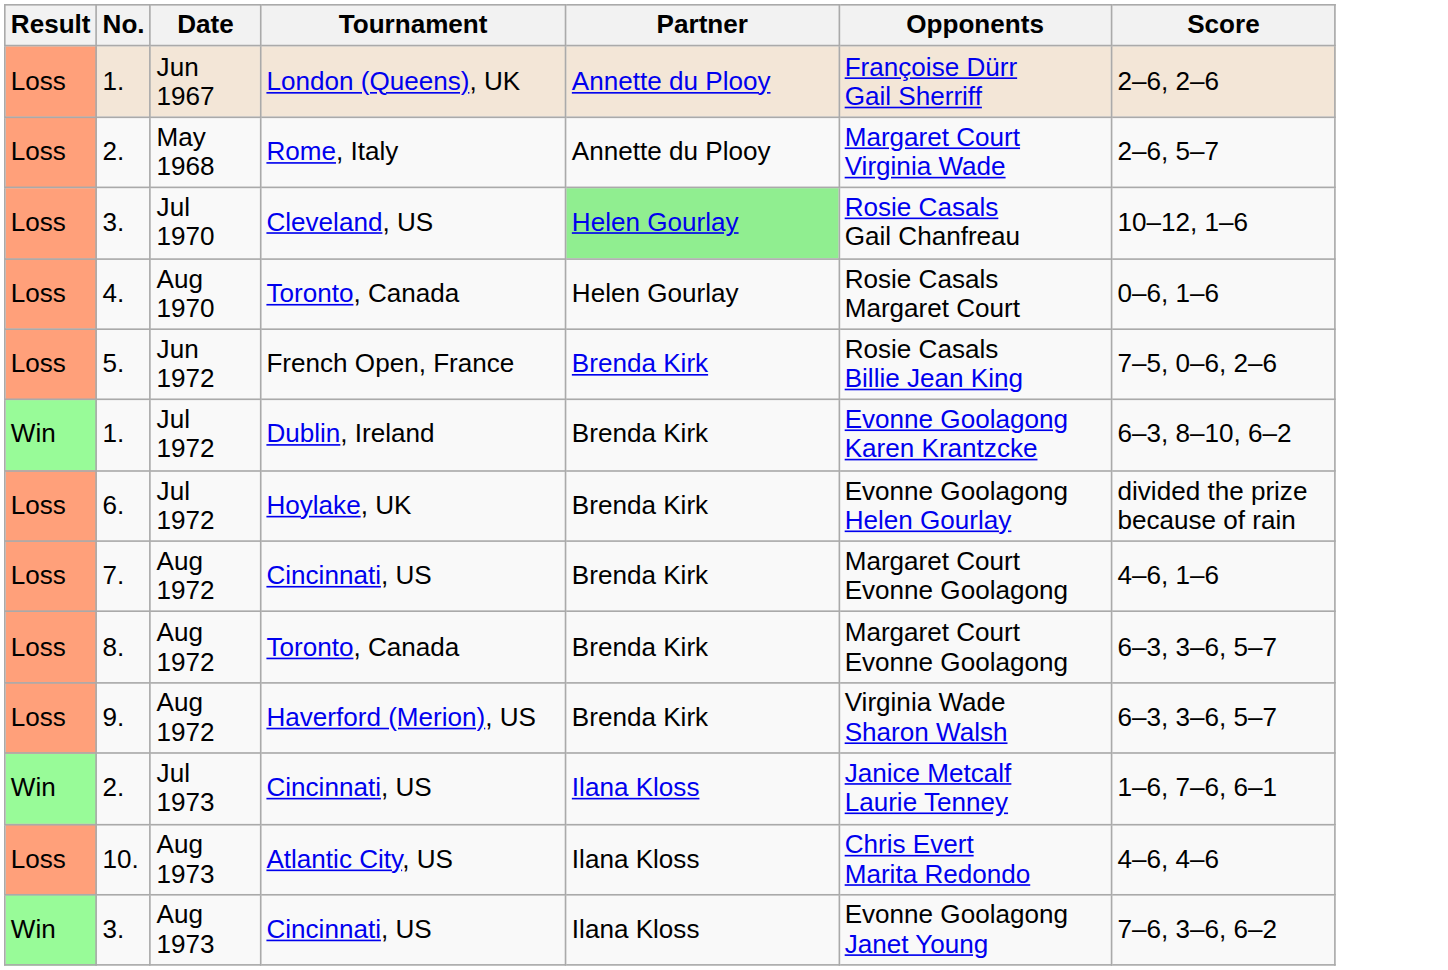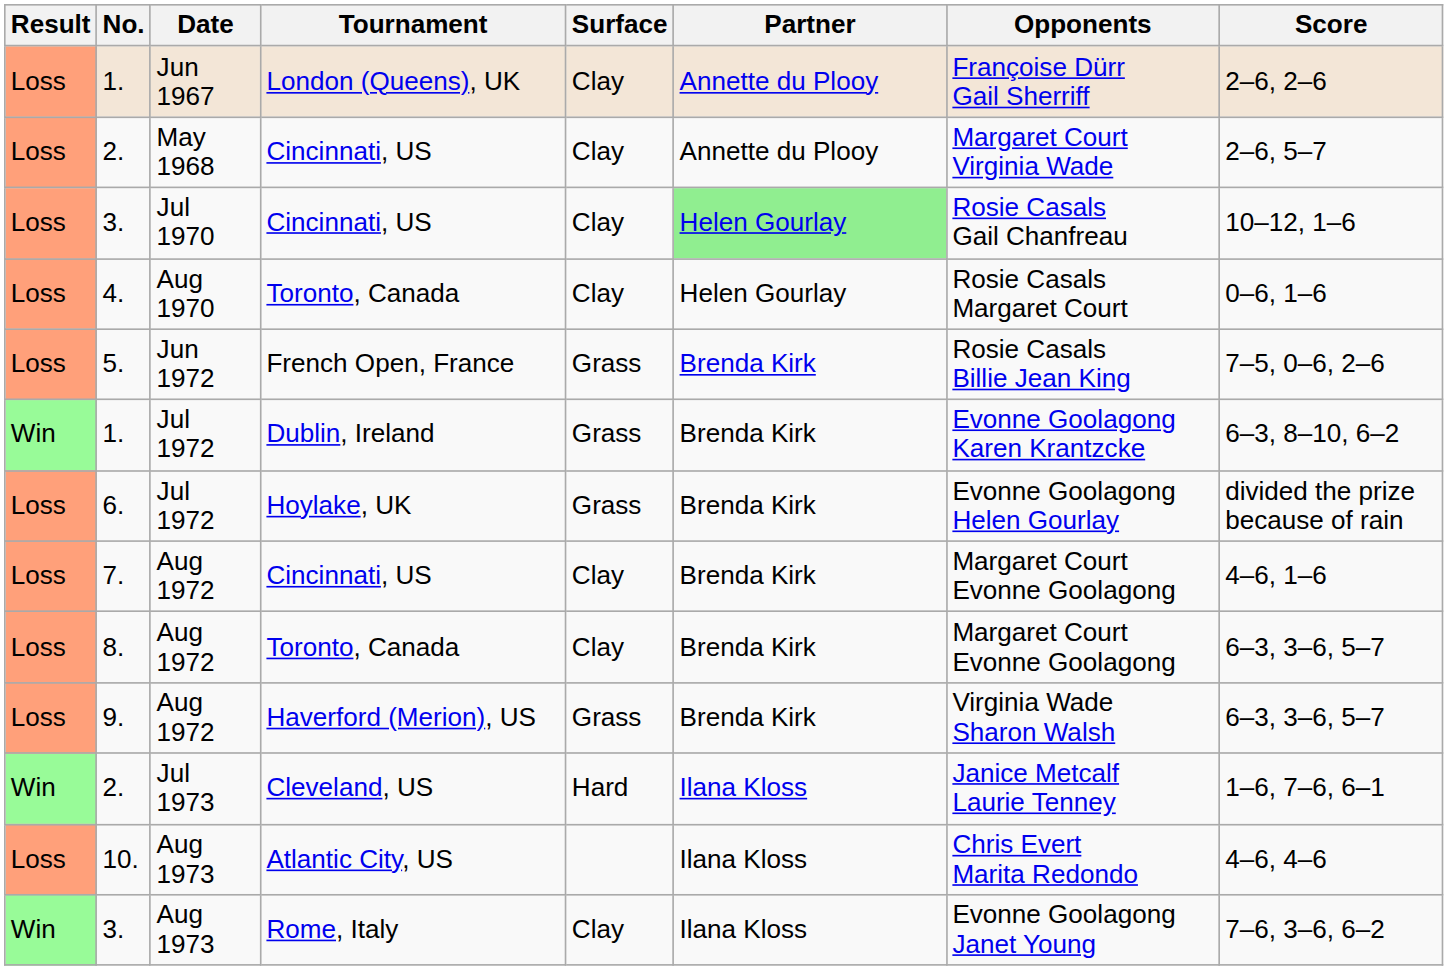+ column: (620, 25)
(332, 151) Rome, Italy -> (349, 151) Cincinnati, US
(350, 222) Cleveland, US -> (349, 222) Cincinnati, US
(349, 788) Cincinnati, US -> (350, 788) Cleveland, US
(349, 929) Cincinnati, US -> (332, 929) Rome, Italy
